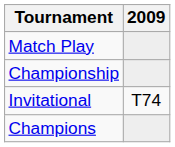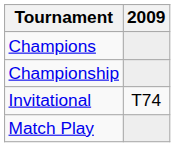rows swapped: (51, 45) <-> (52, 127)
